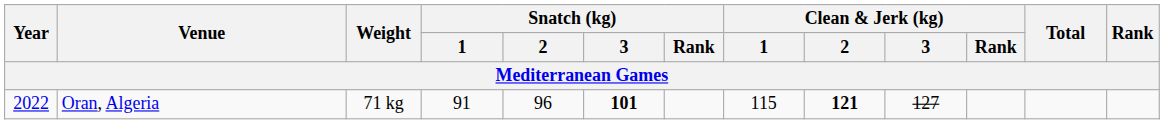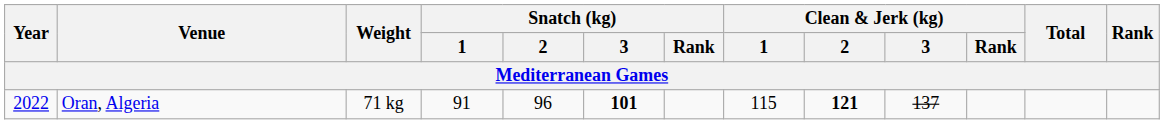(926, 103) 127 -> (926, 103) 137
